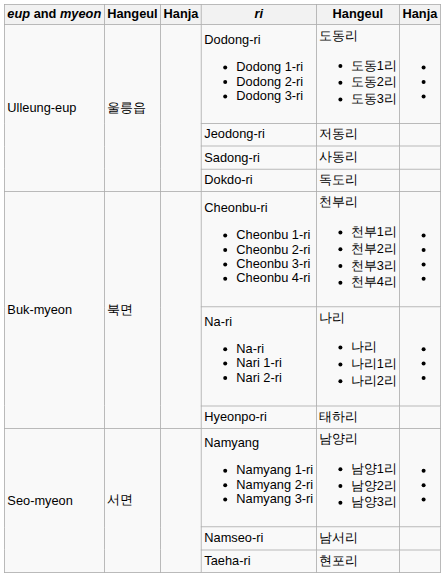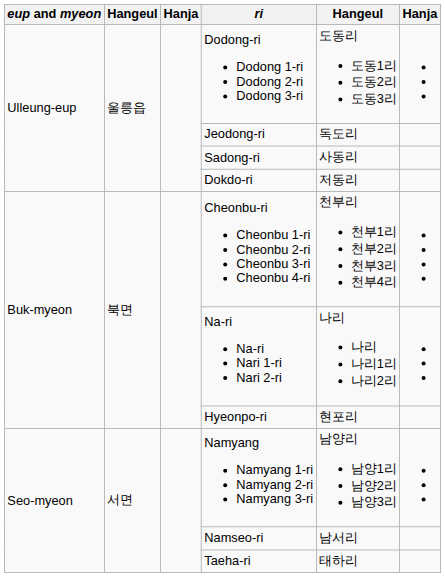(338, 134) 저동리 -> (338, 134) 독도리
(338, 179) 독도리 -> (338, 179) 저동리
(338, 416) 태하리 -> (338, 416) 현포리
(338, 560) 현포리 -> (338, 560) 태하리
